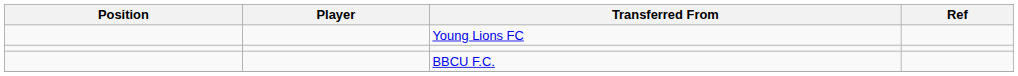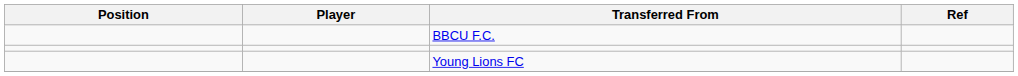rows swapped: (123, 35) <-> (123, 62)
